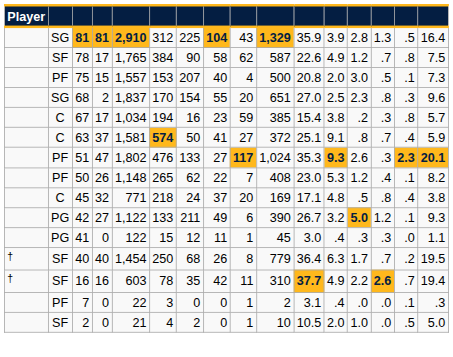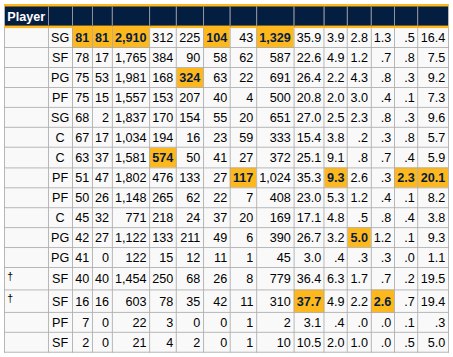+ row: (82, 78)
(386, 78) .5 -> (386, 98) .4
(280, 118) 385 -> (280, 138) 333
